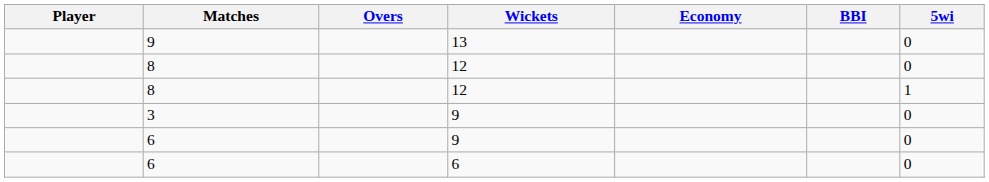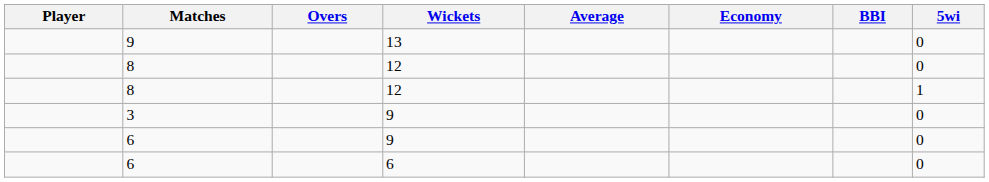+ column: (597, 16)
